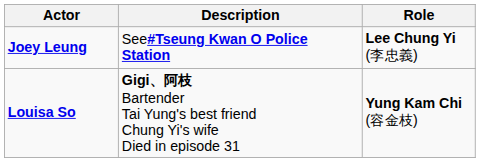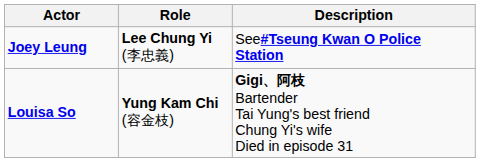columns swapped: (419, 15) <-> (240, 15)
